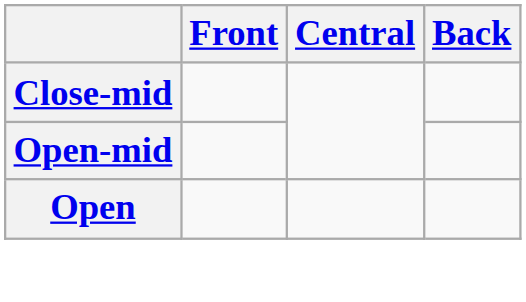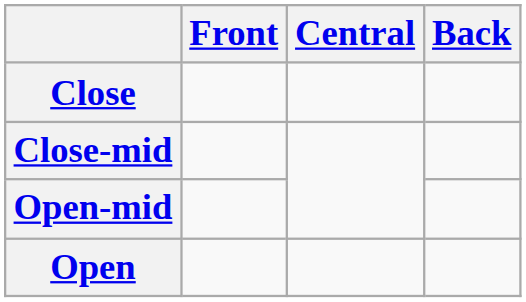+ row: (93, 91)
